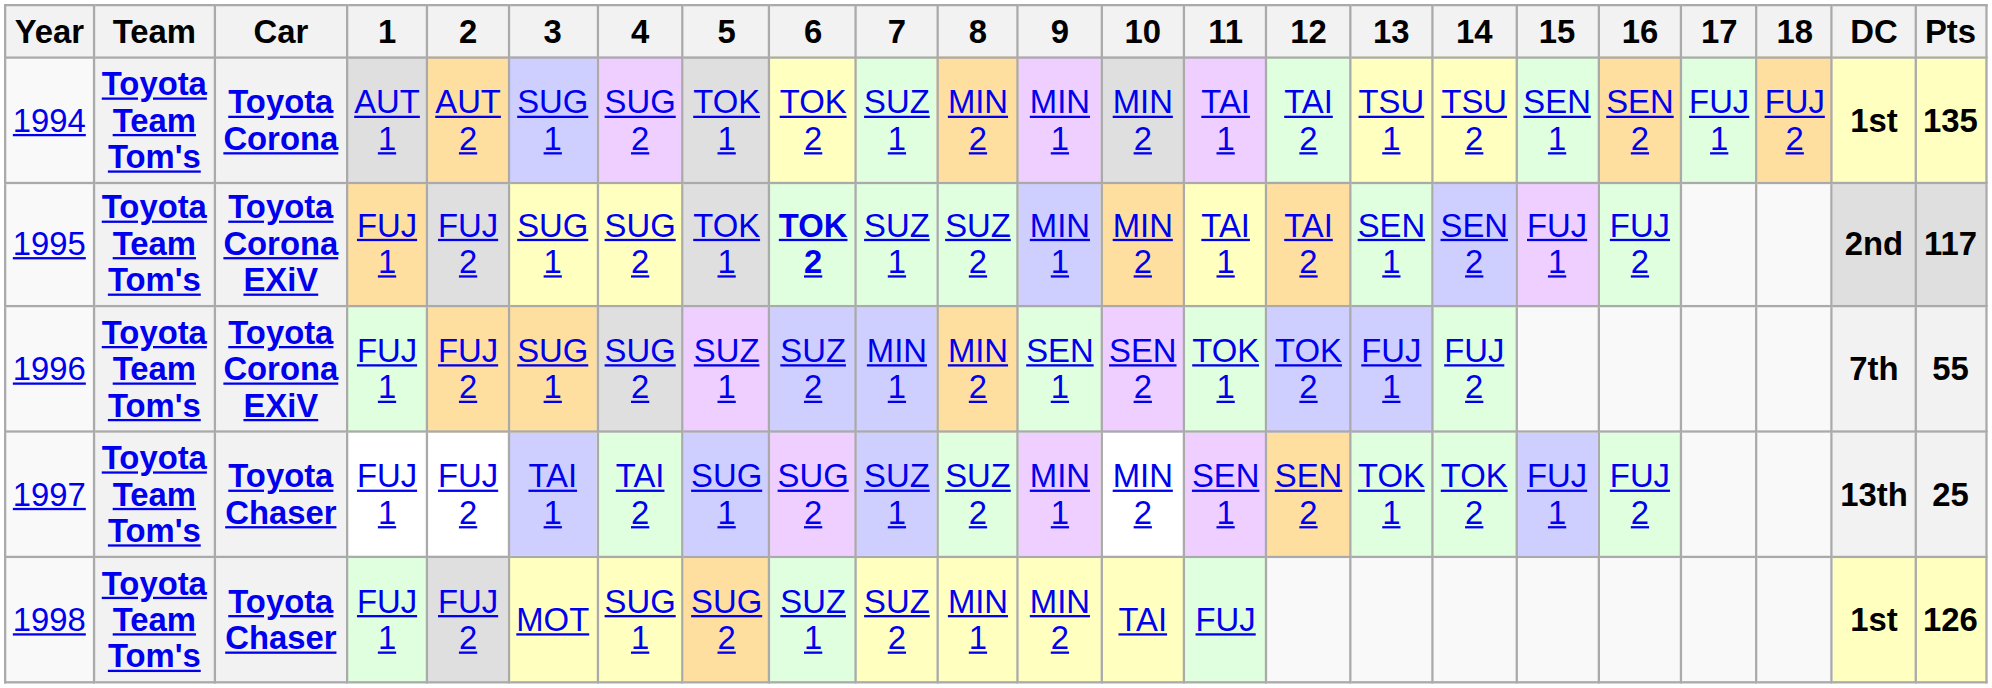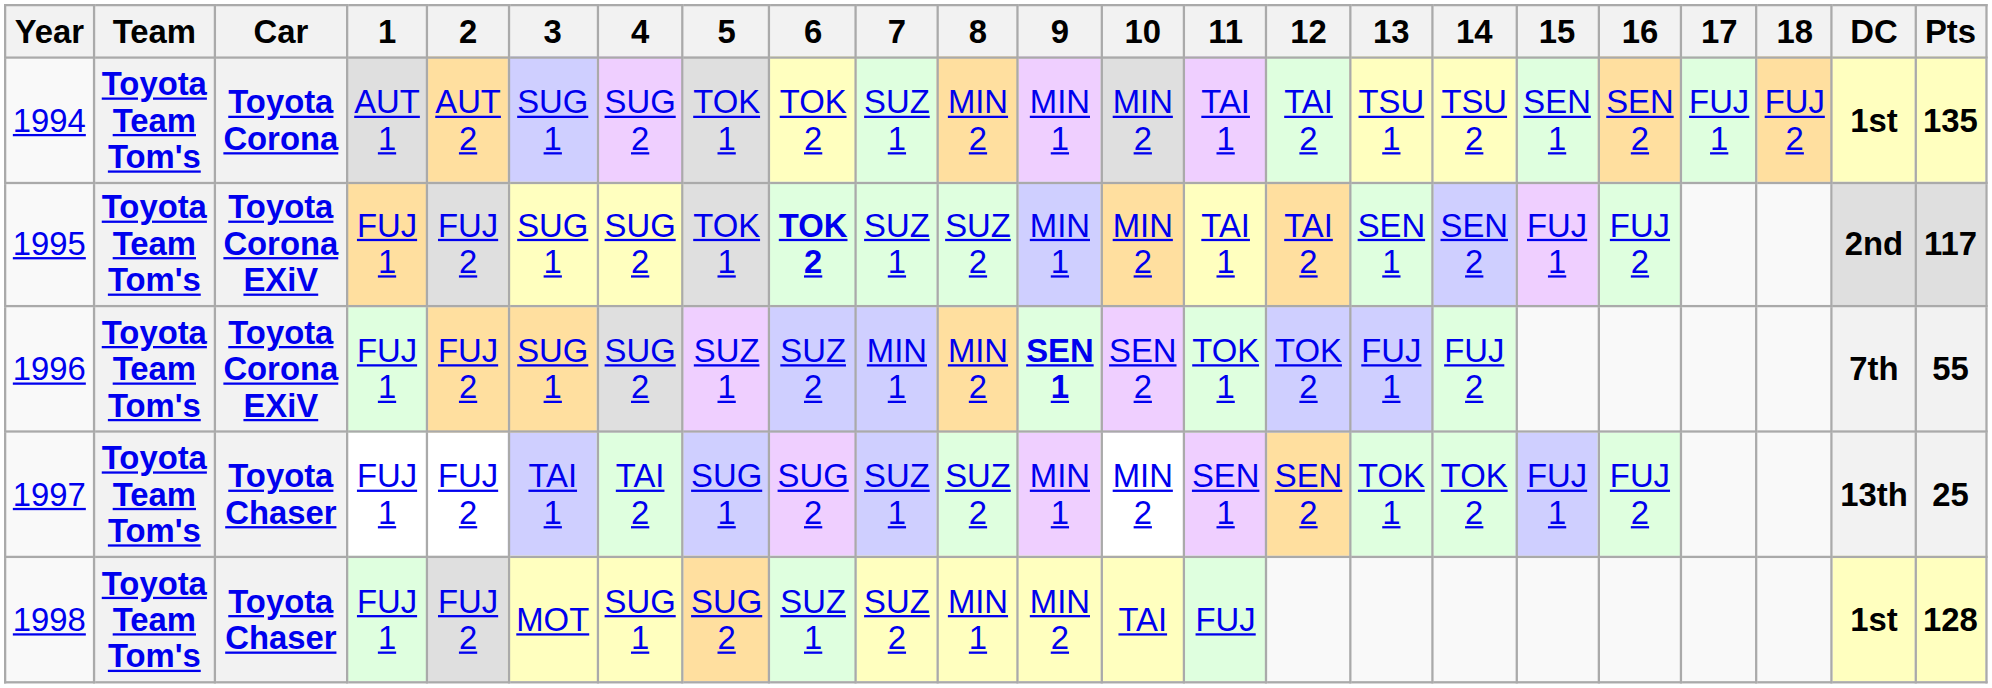(1060, 369) normal -> (1060, 369) bold
(1950, 619) 126 -> (1950, 619) 128
